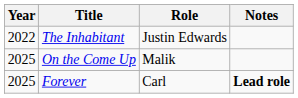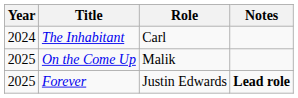(22, 37) 2022 -> (22, 37) 2024
(185, 37) Justin Edwards -> (154, 37) Carl
(154, 81) Carl -> (185, 81) Justin Edwards
